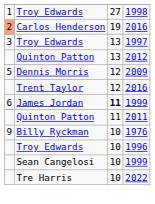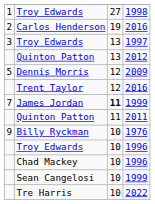(9, 27) lightsalmon background -> (9, 27) no background
(9, 102) 6 -> (9, 102) 7
+ row: (47, 162)
